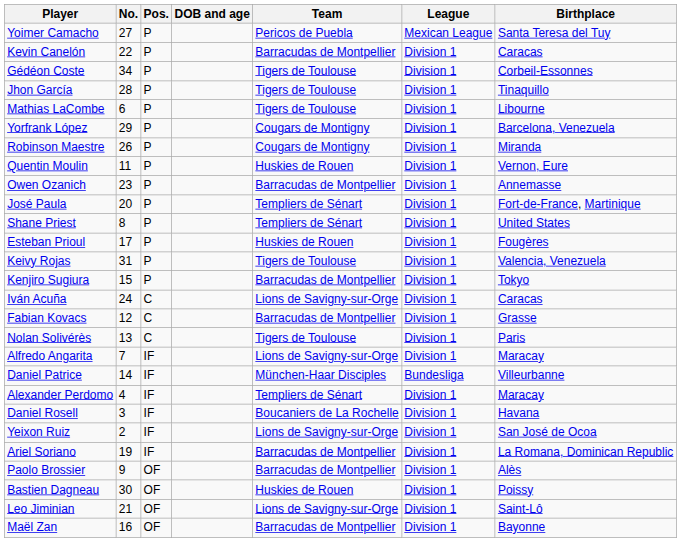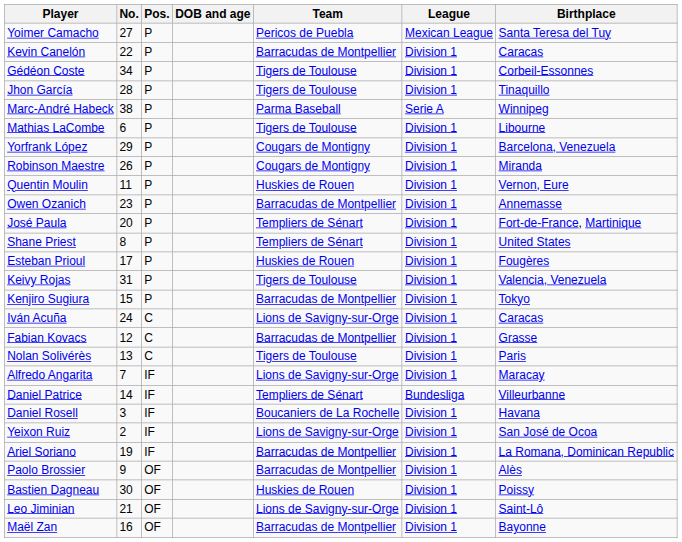+ row: (60, 109)
(321, 375) München-Haar Disciples -> (309, 394) Templiers de Sénart
- row: (60, 394)
